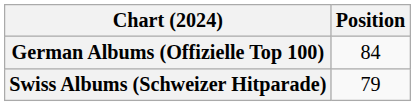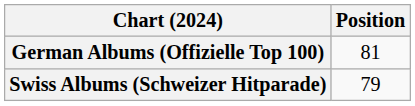(370, 52) 84 -> (370, 52) 81
